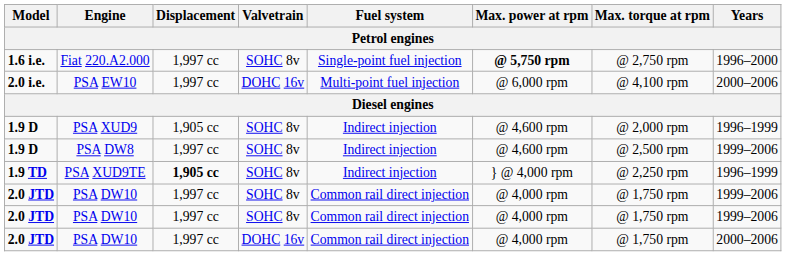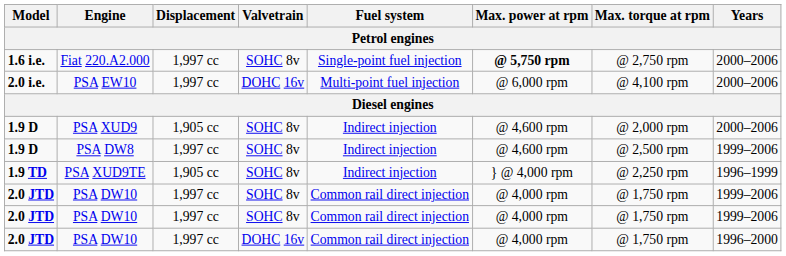(747, 60) 1996–2000 -> (747, 60) 2000–2006
(747, 127) 1996–1999 -> (747, 127) 2000–2006
(196, 171) bold -> (196, 171) normal
(747, 239) 2000–2006 -> (747, 239) 1996–2000
